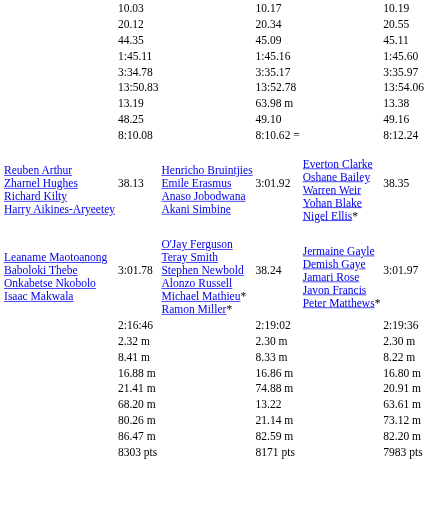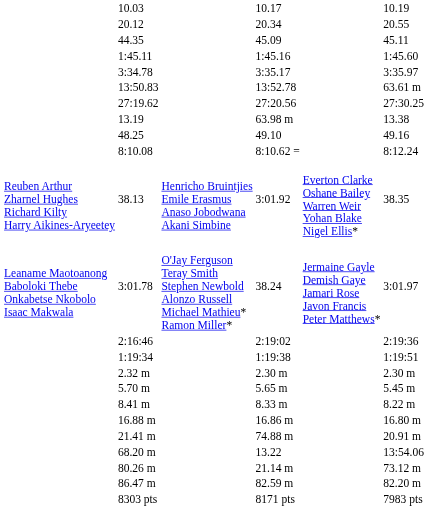(404, 87) 13:54.06 -> (402, 87) 63.61 m
+ row: (138, 103)
+ row: (136, 357)
+ row: (134, 388)
(402, 404) 63.61 m -> (404, 452) 13:54.06
